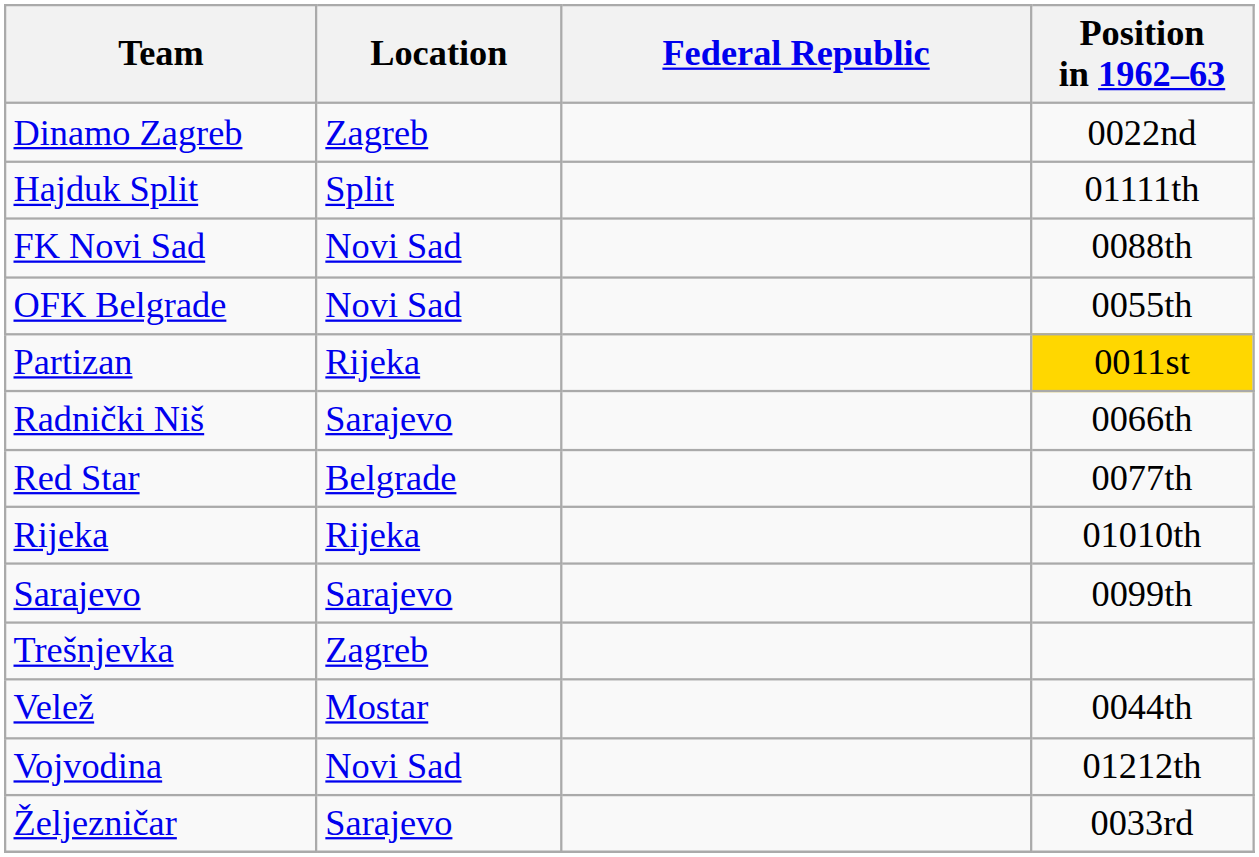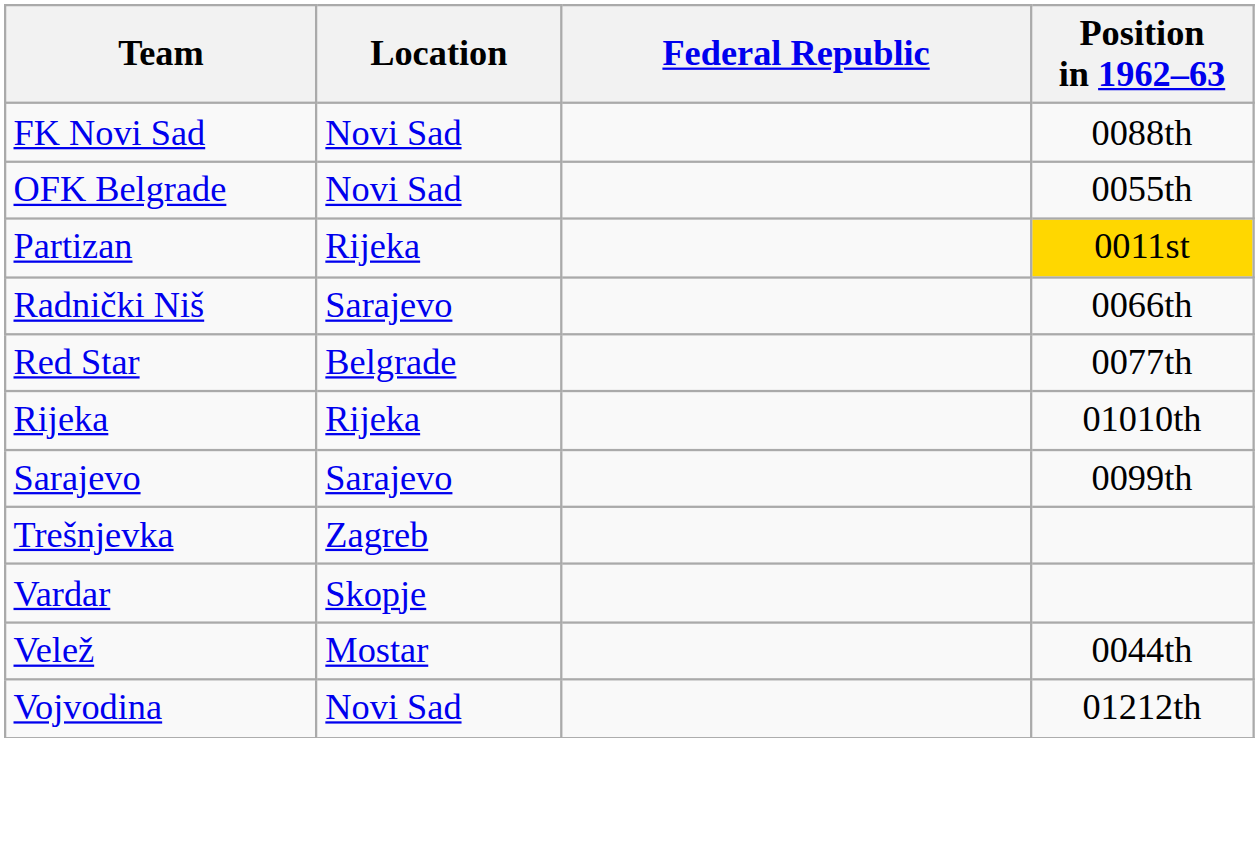- row: (128, 131)
- row: (106, 189)
+ row: (62, 592)
- row: (95, 822)
